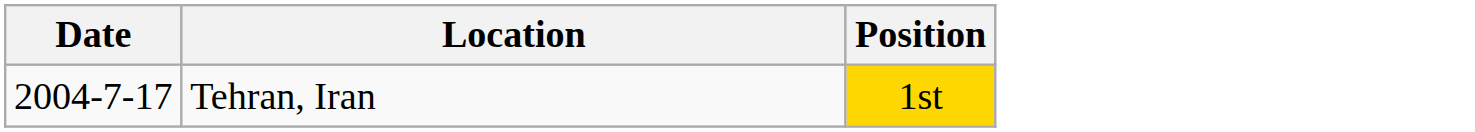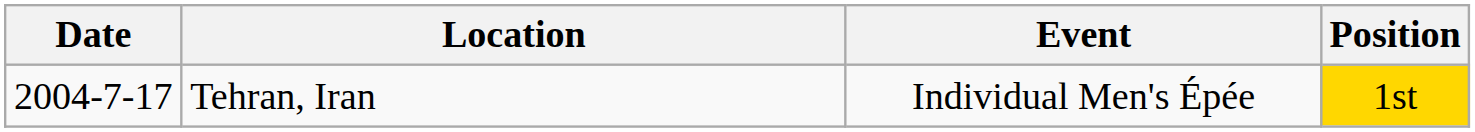+ column: (1084, 34)
